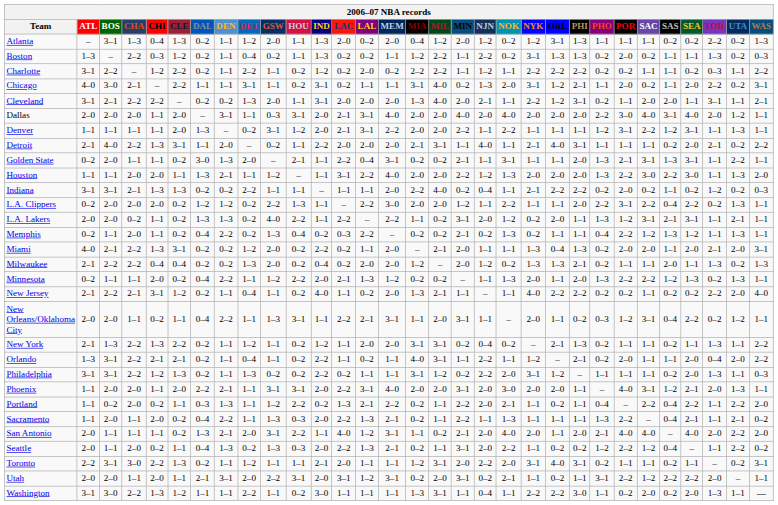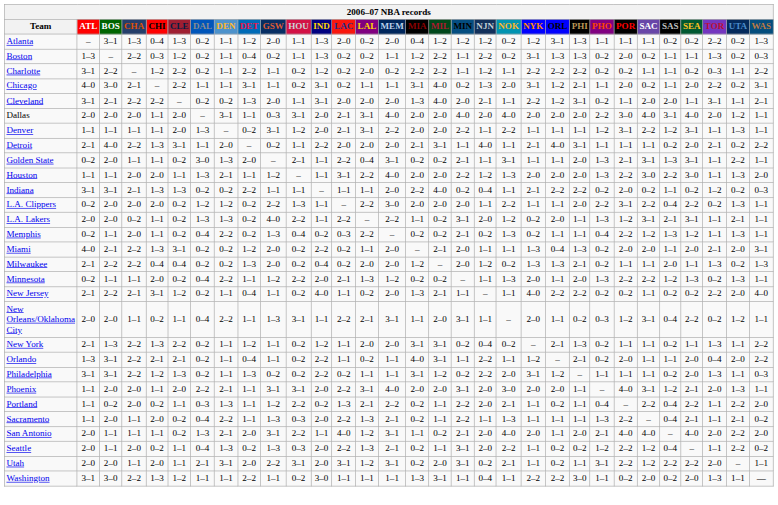(463, 41) 2–0 -> (463, 41) 1–2
(463, 204) 1–2 -> (463, 204) 2–0
- row: (21, 463)
